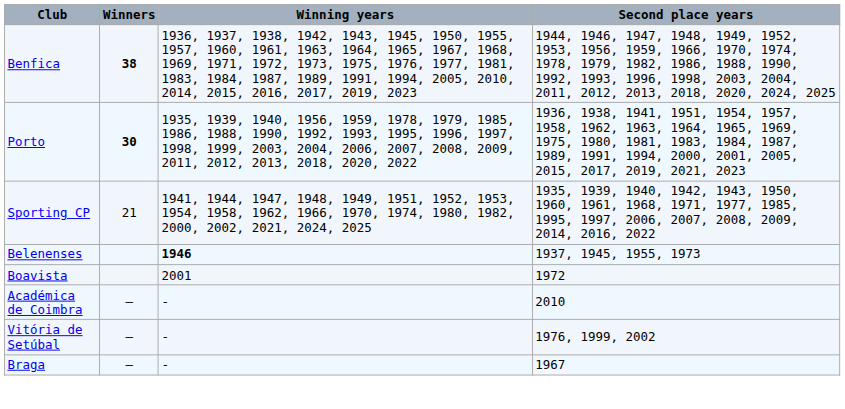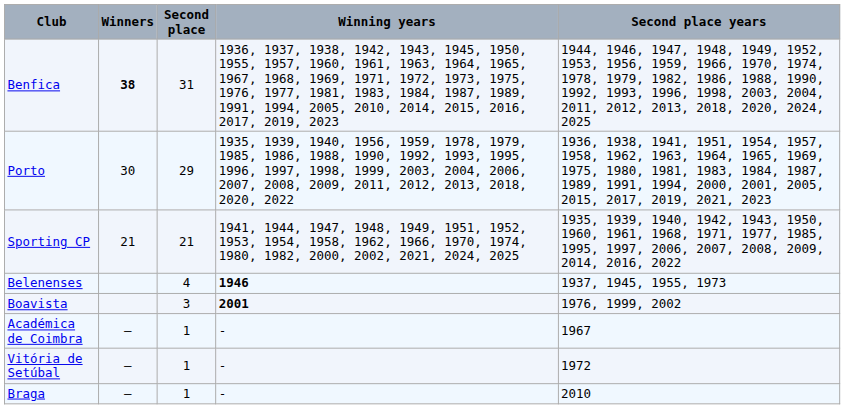+ column: (186, 22)
(129, 142) bold -> (128, 171) normal
(176, 275) normal -> (234, 304) bold
(550, 275) 1972 -> (621, 304) 1976, 1999, 2002
(550, 302) 2010 -> (576, 331) 1967
(595, 337) 1976, 1999, 2002 -> (576, 366) 1972
(550, 365) 1967 -> (576, 393) 2010
